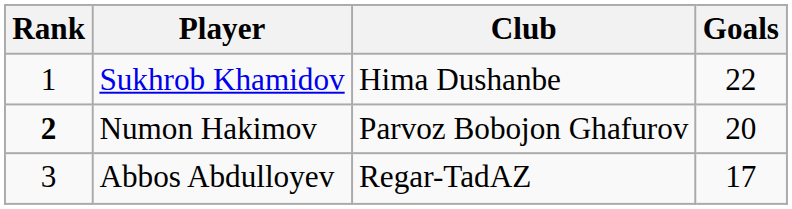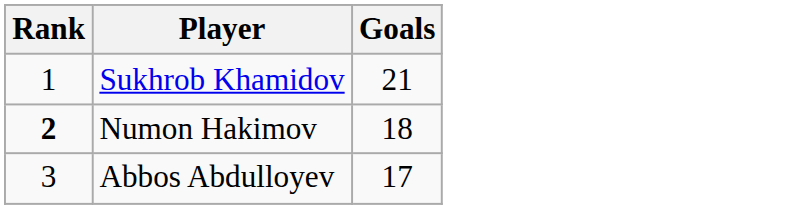- column: (524, 29)
(741, 78) 22 -> (397, 78) 21
(741, 128) 20 -> (397, 128) 18
